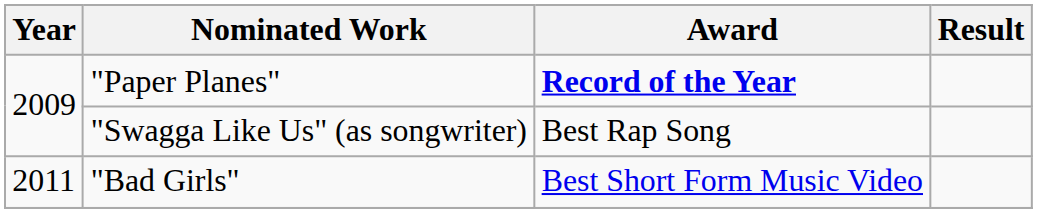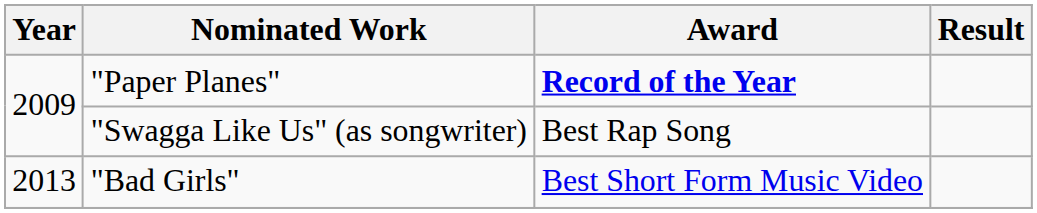(44, 181) 2011 -> (44, 181) 2013
